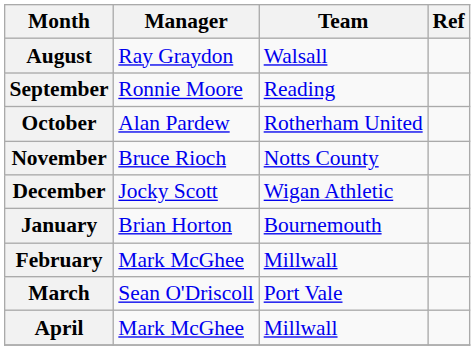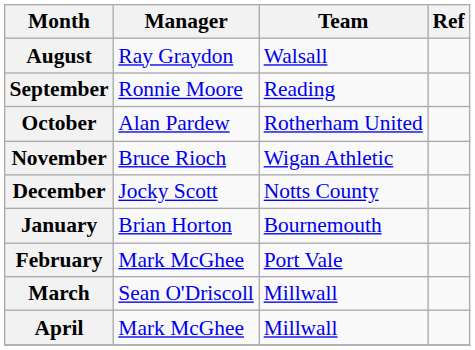(321, 157) Notts County -> (328, 157) Wigan Athletic
(328, 191) Wigan Athletic -> (321, 191) Notts County
(301, 259) Millwall -> (303, 259) Port Vale
(303, 293) Port Vale -> (301, 293) Millwall
